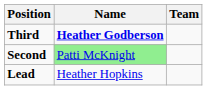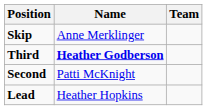+ row: (20, 34)
(96, 54) lightgreen background -> (96, 74) no background
